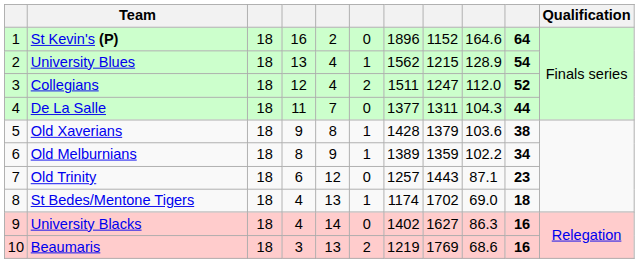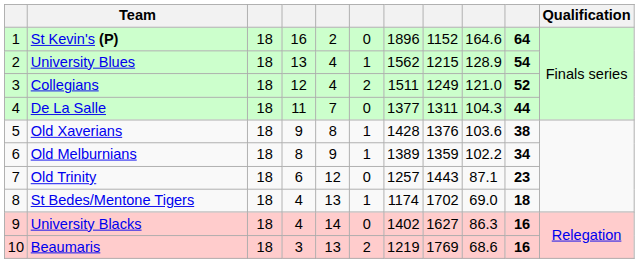(442, 85) 1247 -> (442, 85) 1249
(484, 85) 112.0 -> (484, 85) 121.0
(442, 131) 1379 -> (442, 131) 1376
